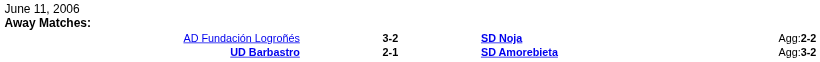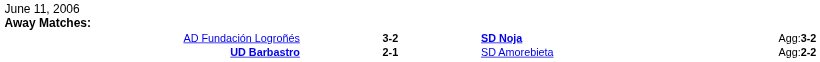(797, 38) Agg:2-2 -> (797, 38) Agg:3-2
(519, 52) bold -> (517, 52) normal
(797, 52) Agg:3-2 -> (797, 52) Agg:2-2
